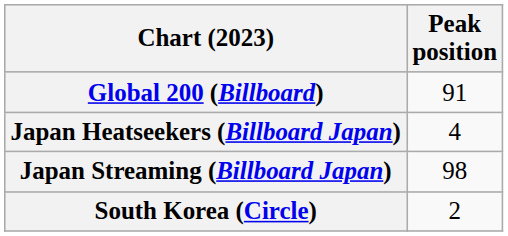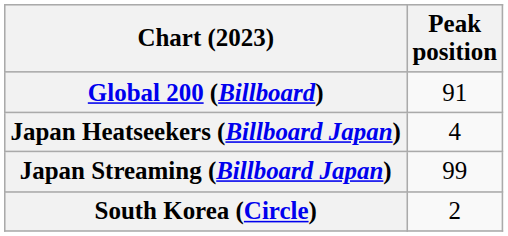(455, 171) 98 -> (455, 171) 99
